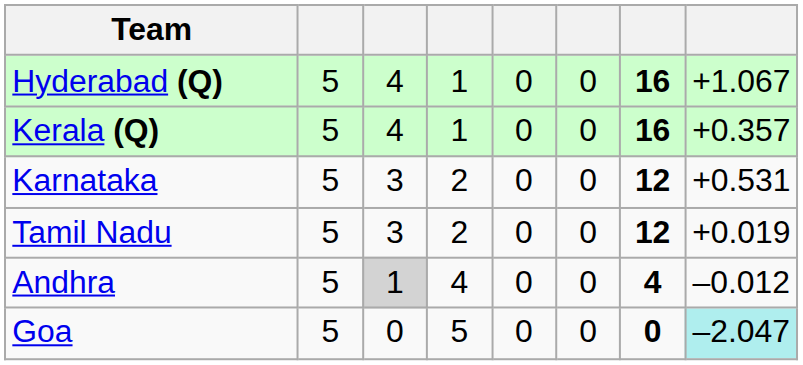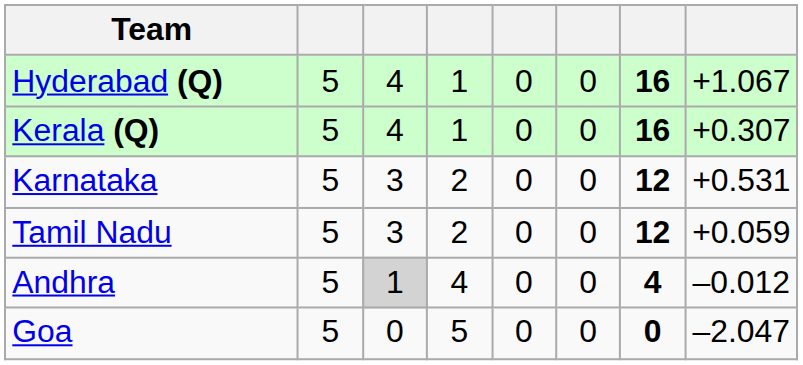(741, 130) +0.357 -> (741, 130) +0.307
(741, 231) +0.019 -> (741, 231) +0.059
(741, 332) paleturquoise background -> (741, 332) no background
